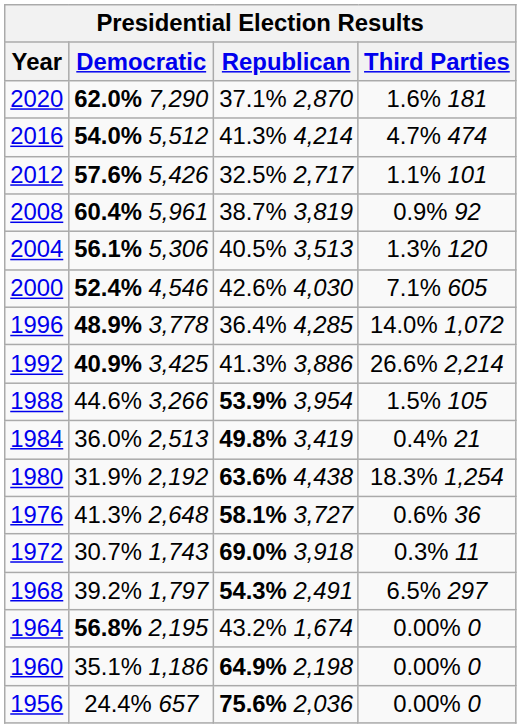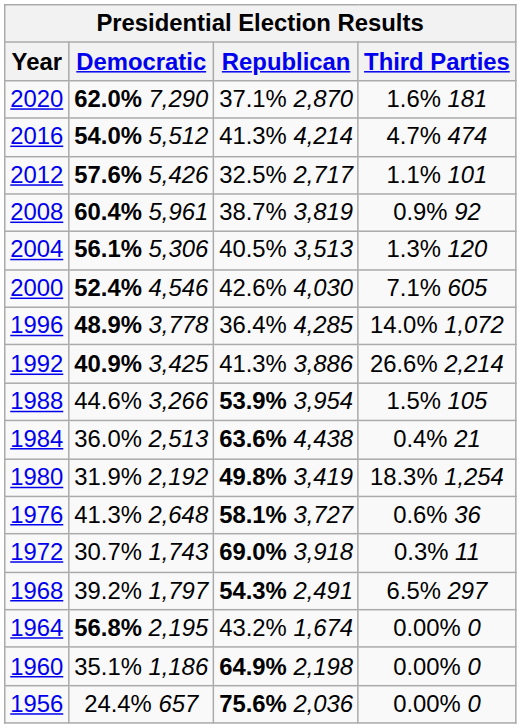(286, 439) 49.8% 3,419 -> (286, 439) 63.6% 4,438
(286, 477) 63.6% 4,438 -> (286, 477) 49.8% 3,419
